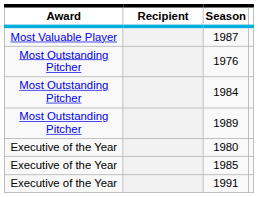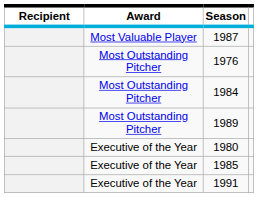columns swapped: (64, 16) <-> (163, 16)
